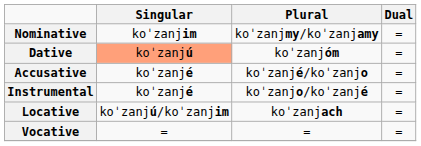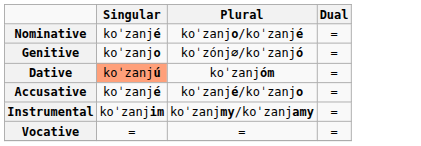(164, 34) koˈzanjim -> (132, 34) koˈzanjé
(307, 34) koˈzanjmy/koˈzanjamy -> (242, 34) koˈzanjo/koˈzanjé
+ row: (51, 53)
(164, 92) koˈzanjé -> (132, 112) koˈzanjim
(307, 92) koˈzanjo/koˈzanjé -> (242, 112) koˈzanjmy/koˈzanjamy
- row: (51, 112)
